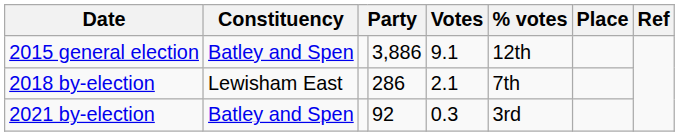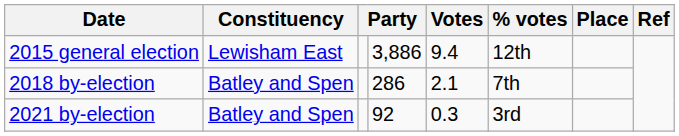(281, 51) Batley and Spen -> (275, 51) Lewisham East
(445, 51) 9.1 -> (445, 51) 9.4
(275, 83) Lewisham East -> (281, 83) Batley and Spen
